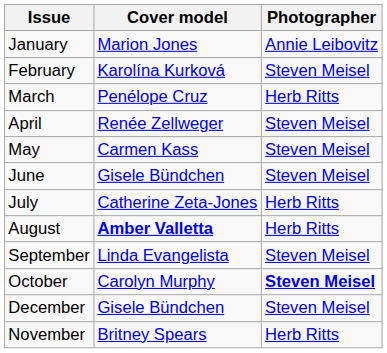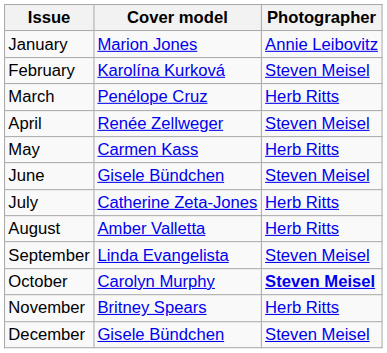(317, 149) Steven Meisel -> (302, 149) Herb Ritts
(155, 228) bold -> (151, 228) normal
rows swapped: (47, 334) <-> (47, 307)
